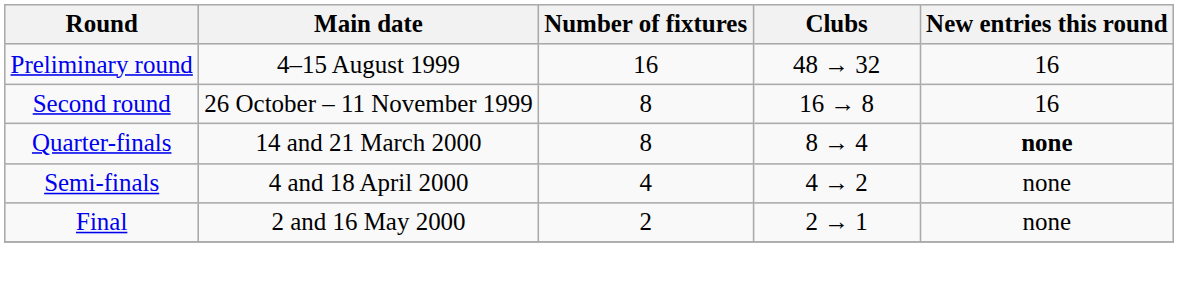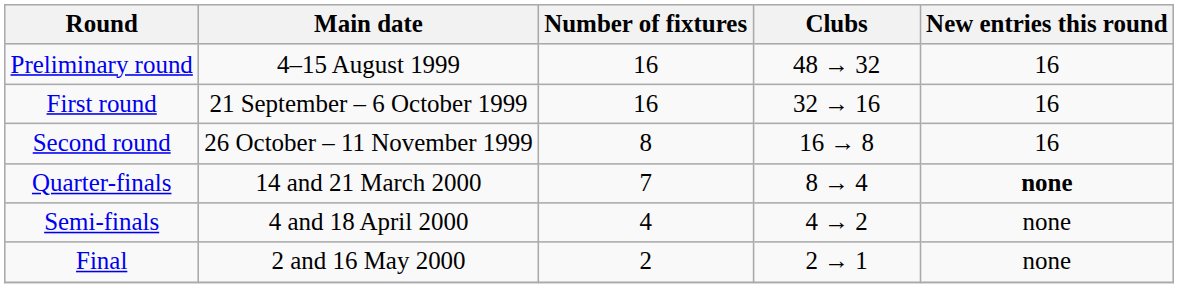+ row: (102, 103)
(646, 143) 8 -> (646, 182) 7
